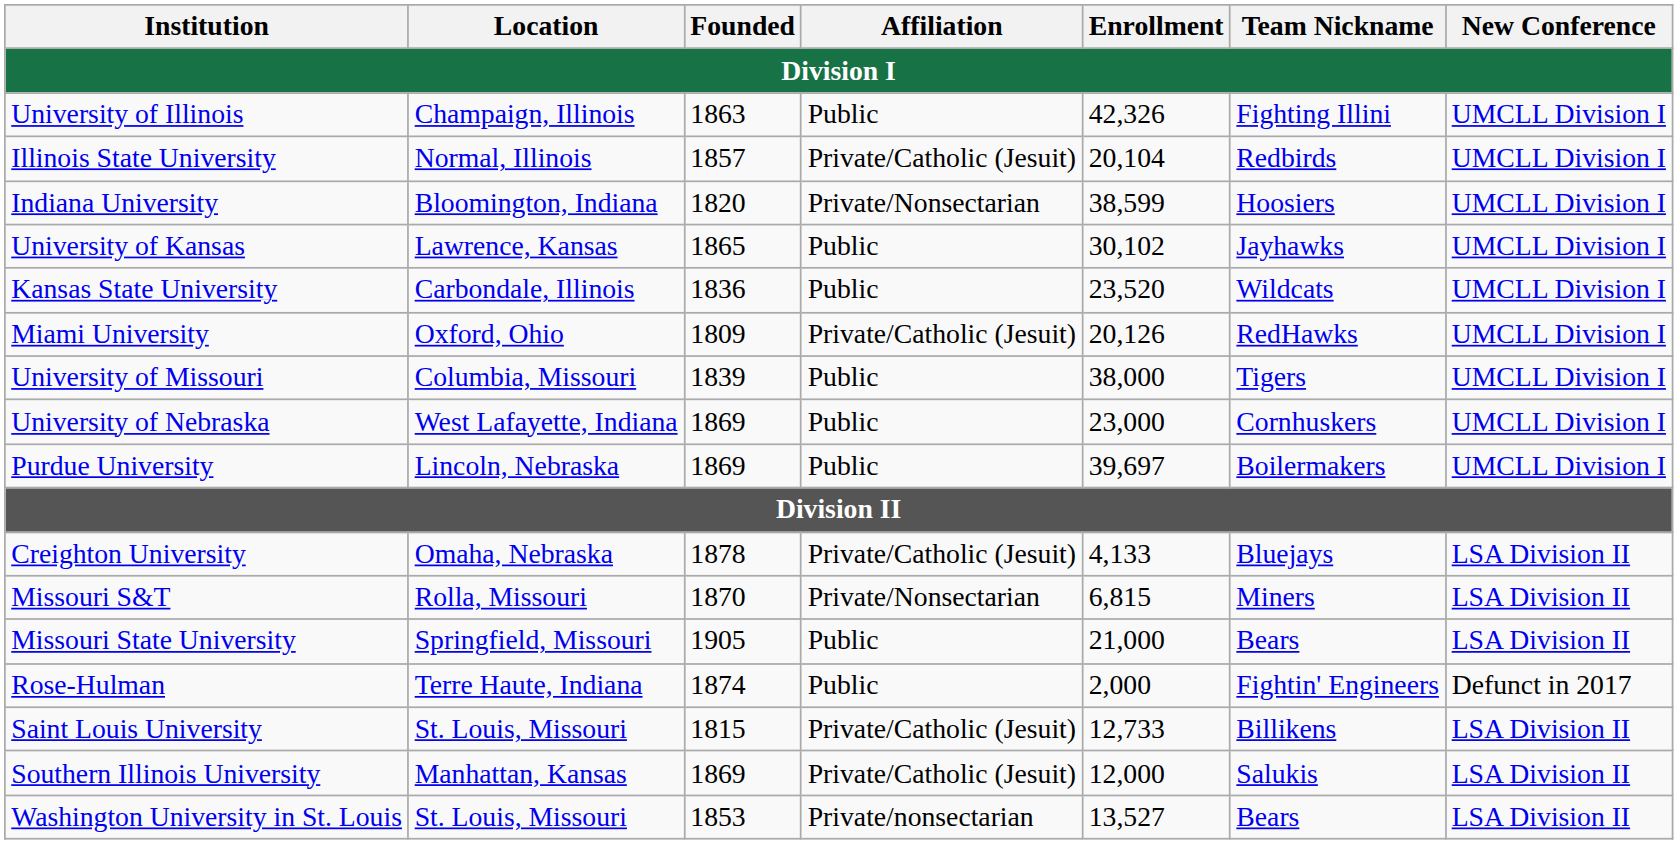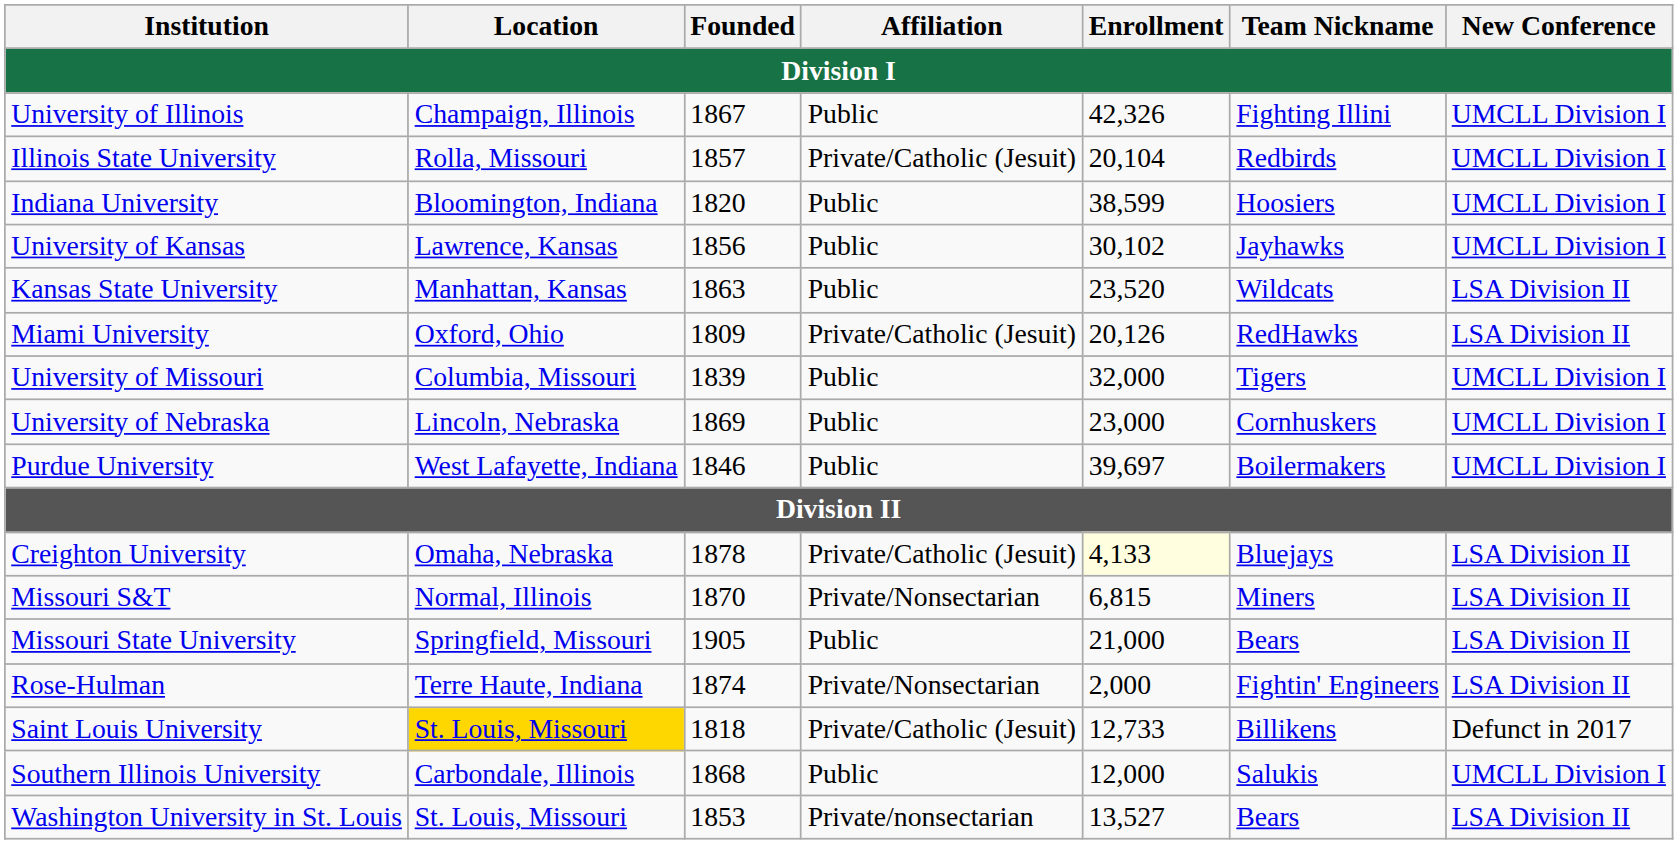(718, 114) 1863 -> (718, 114) 1867
(503, 158) Normal, Illinois -> (501, 158) Rolla, Missouri
(924, 202) Private/Nonsectarian -> (843, 202) Public
(718, 245) 1865 -> (718, 245) 1856
(525, 289) Carbondale, Illinois -> (521, 289) Manhattan, Kansas
(718, 289) 1836 -> (718, 289) 1863
(1559, 289) UMCLL Division I -> (1541, 289) LSA Division II
(1559, 333) UMCLL Division I -> (1541, 333) LSA Division II
(1127, 377) 38,000 -> (1127, 377) 32,000
(546, 421) West Lafayette, Indiana -> (517, 421) Lincoln, Nebraska
(517, 465) Lincoln, Nebraska -> (546, 465) West Lafayette, Indiana
(718, 465) 1869 -> (718, 465) 1846
(1120, 553) no background -> (1120, 553) lightyellow background
(501, 597) Rolla, Missouri -> (503, 597) Normal, Illinois
(843, 684) Public -> (924, 684) Private/Nonsectarian
(1542, 684) Defunct in 2017 -> (1541, 684) LSA Division II
(521, 728) no background -> (521, 728) gold background
(718, 728) 1815 -> (718, 728) 1818
(1541, 728) LSA Division II -> (1542, 728) Defunct in 2017
(521, 772) Manhattan, Kansas -> (525, 772) Carbondale, Illinois
(718, 772) 1869 -> (718, 772) 1868
(942, 772) Private/Catholic (Jesuit) -> (843, 772) Public
(1541, 772) LSA Division II -> (1559, 772) UMCLL Division I
